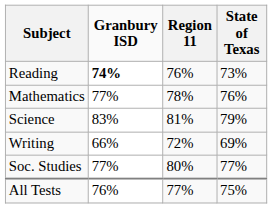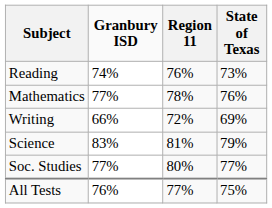(106, 73) bold -> (105, 73) normal
rows swapped: (31, 143) <-> (32, 120)
